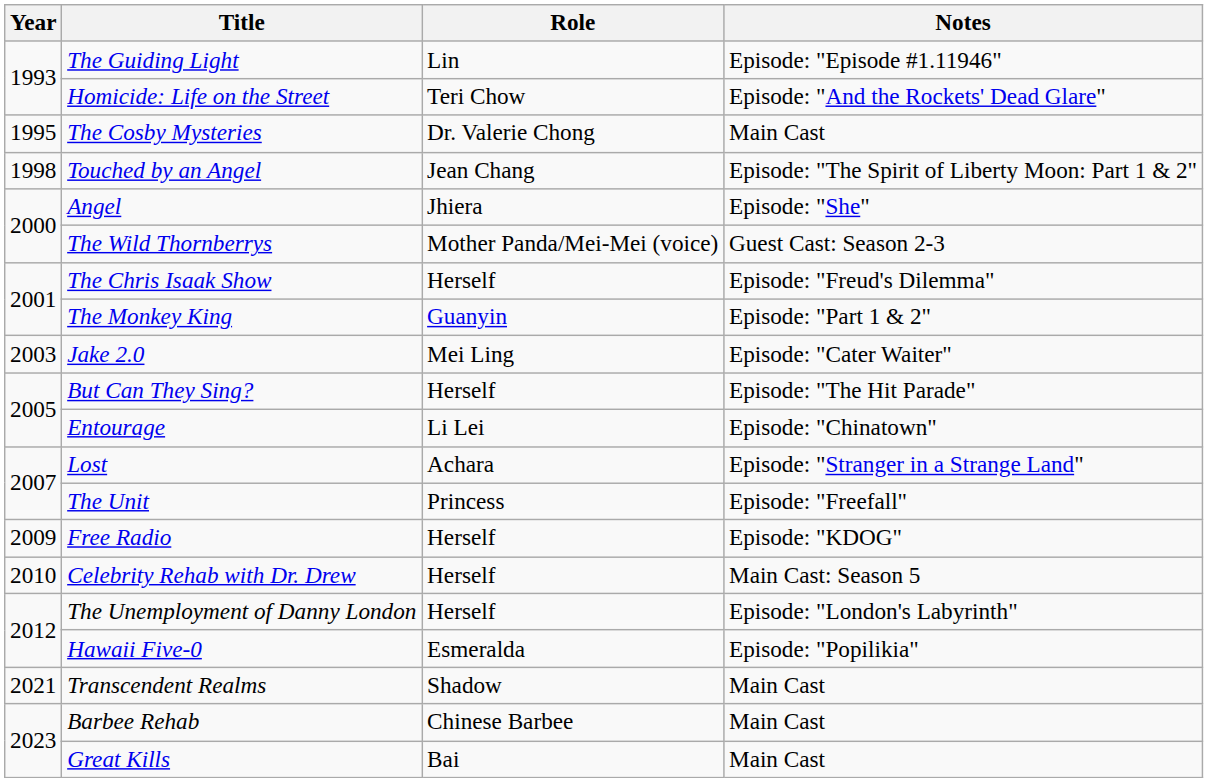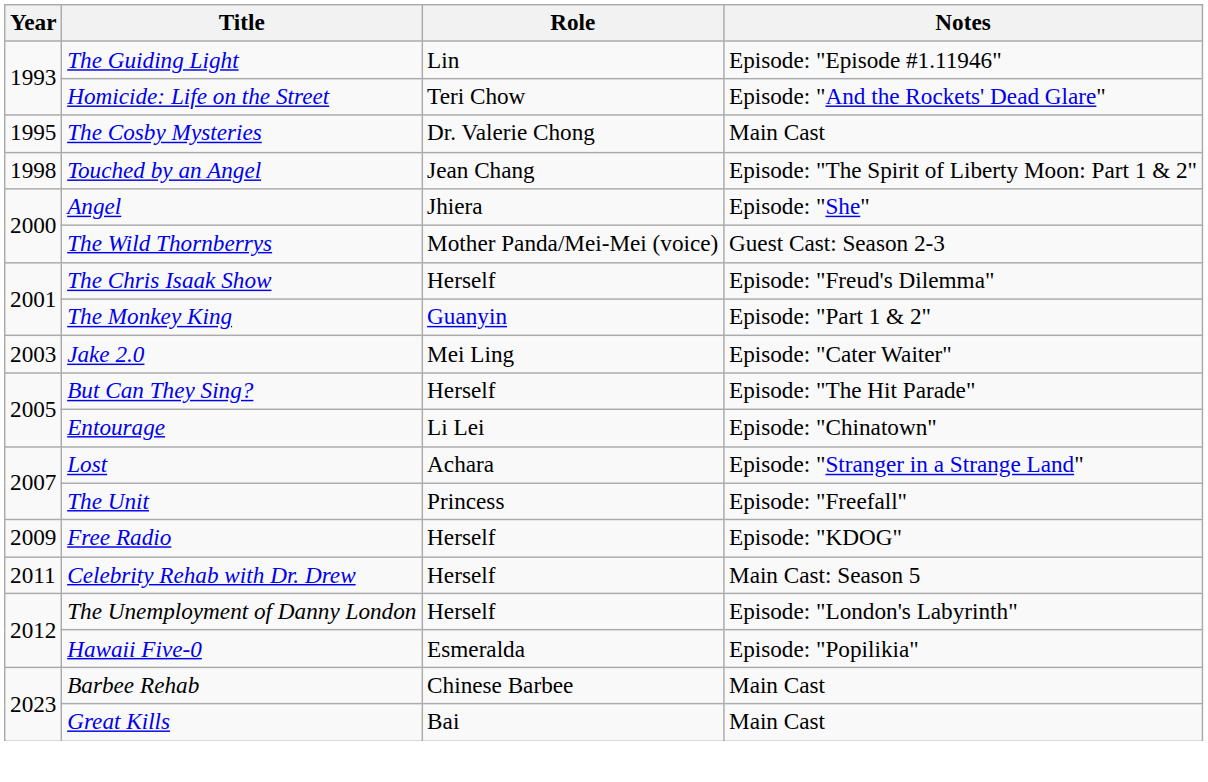(33, 574) 2010 -> (33, 574) 2011
- row: (167, 685)
